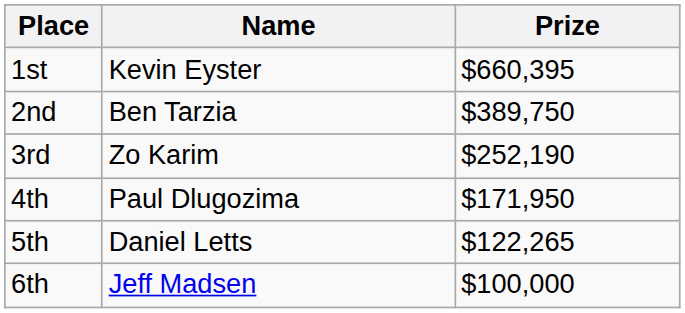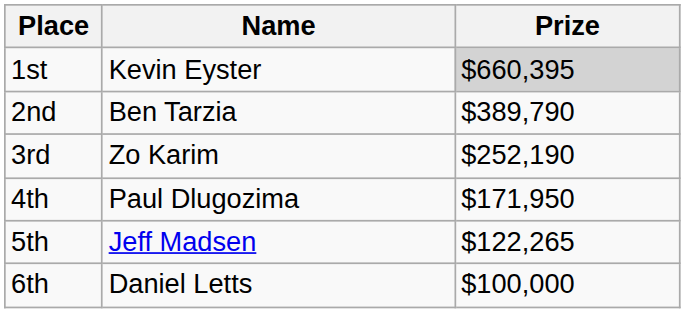(518, 69) no background -> (518, 69) lightgrey background
(518, 112) $389,750 -> (518, 112) $389,790
(180, 241) Daniel Letts -> (182, 241) Jeff Madsen
(182, 284) Jeff Madsen -> (180, 284) Daniel Letts
